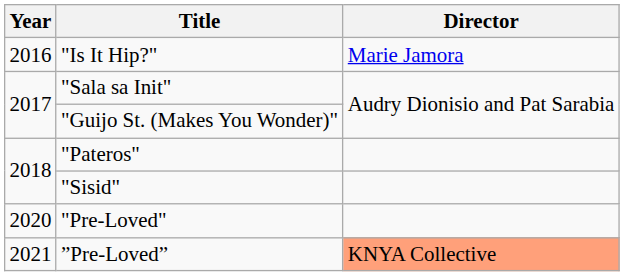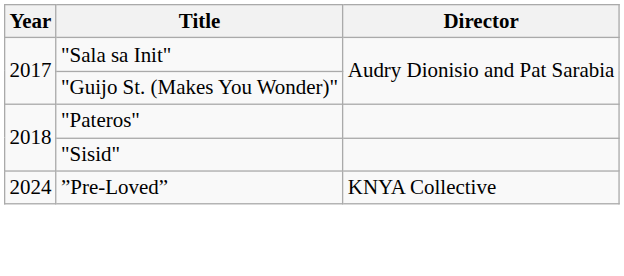- row: (109, 54)
- row: (114, 220)
(30, 253) 2021 -> (30, 187) 2024
(422, 253) lightsalmon background -> (422, 187) no background
